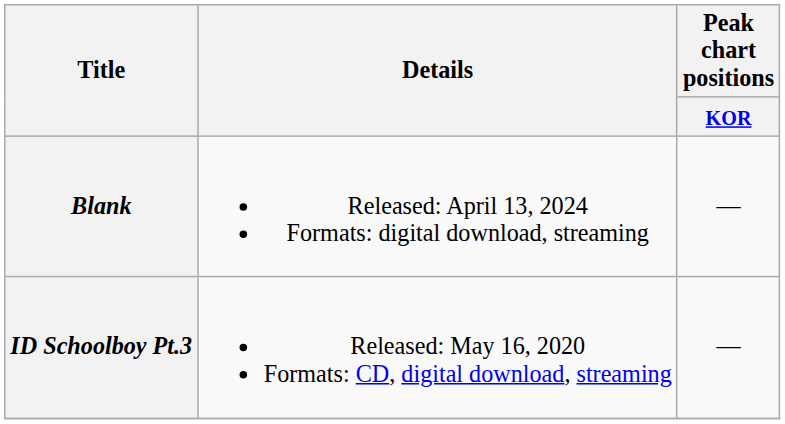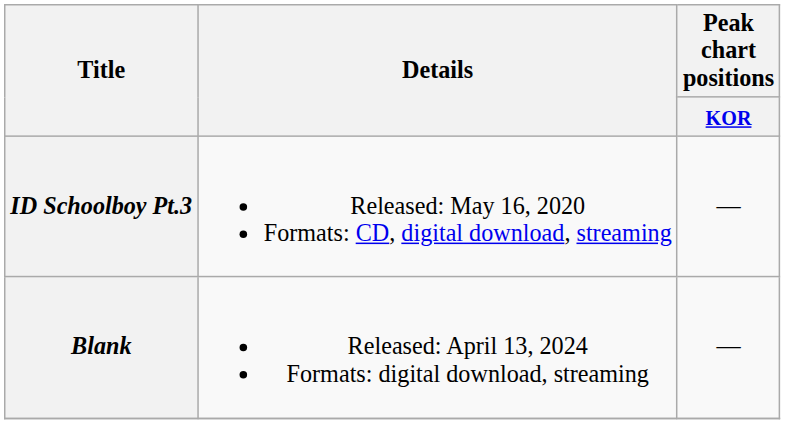rows swapped: (101, 346) <-> (101, 205)
